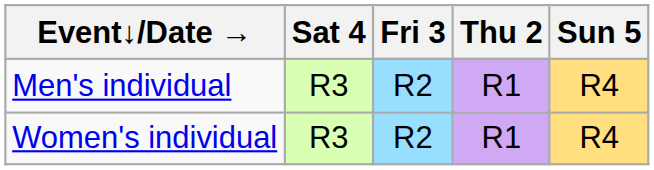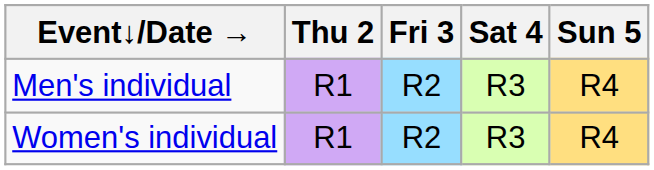columns swapped: (501, 32) <-> (329, 32)
